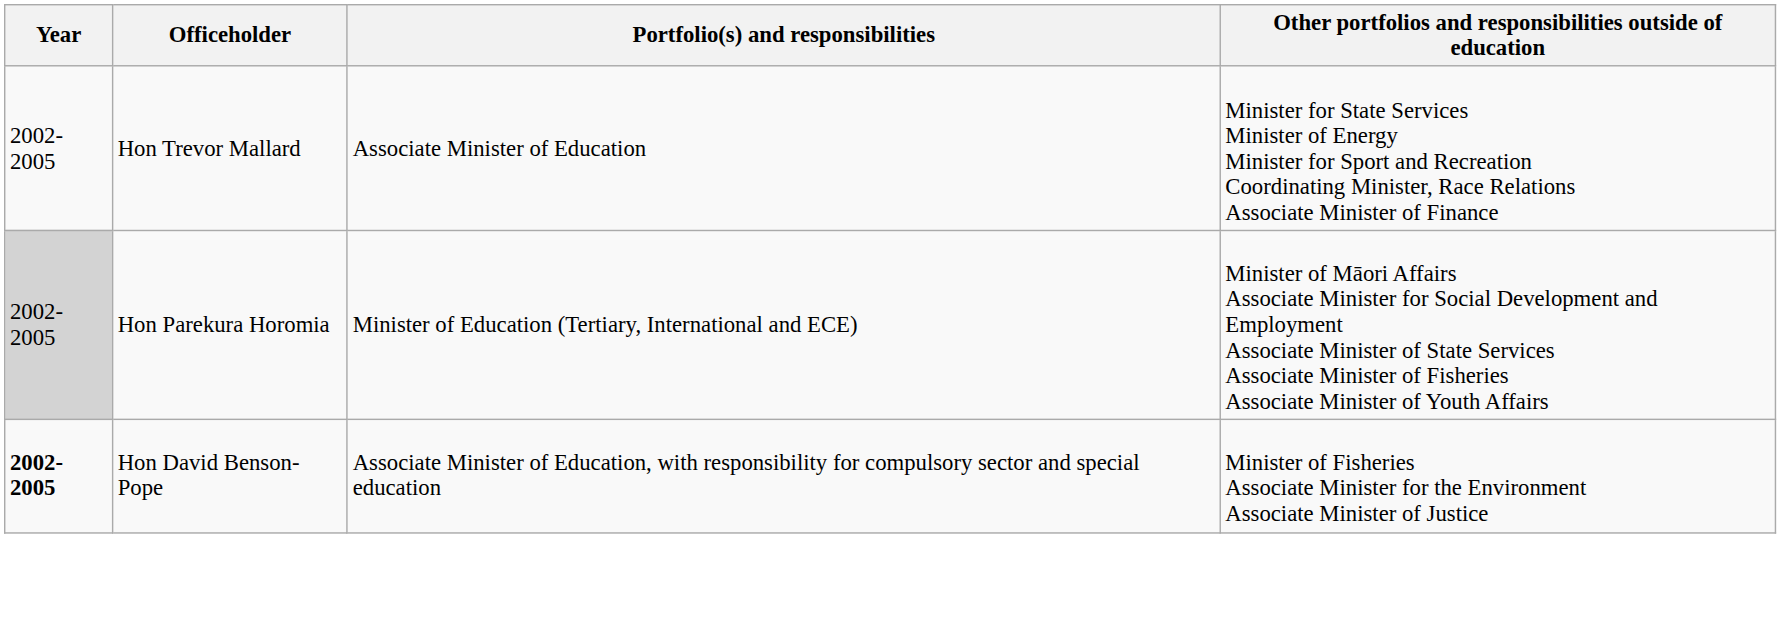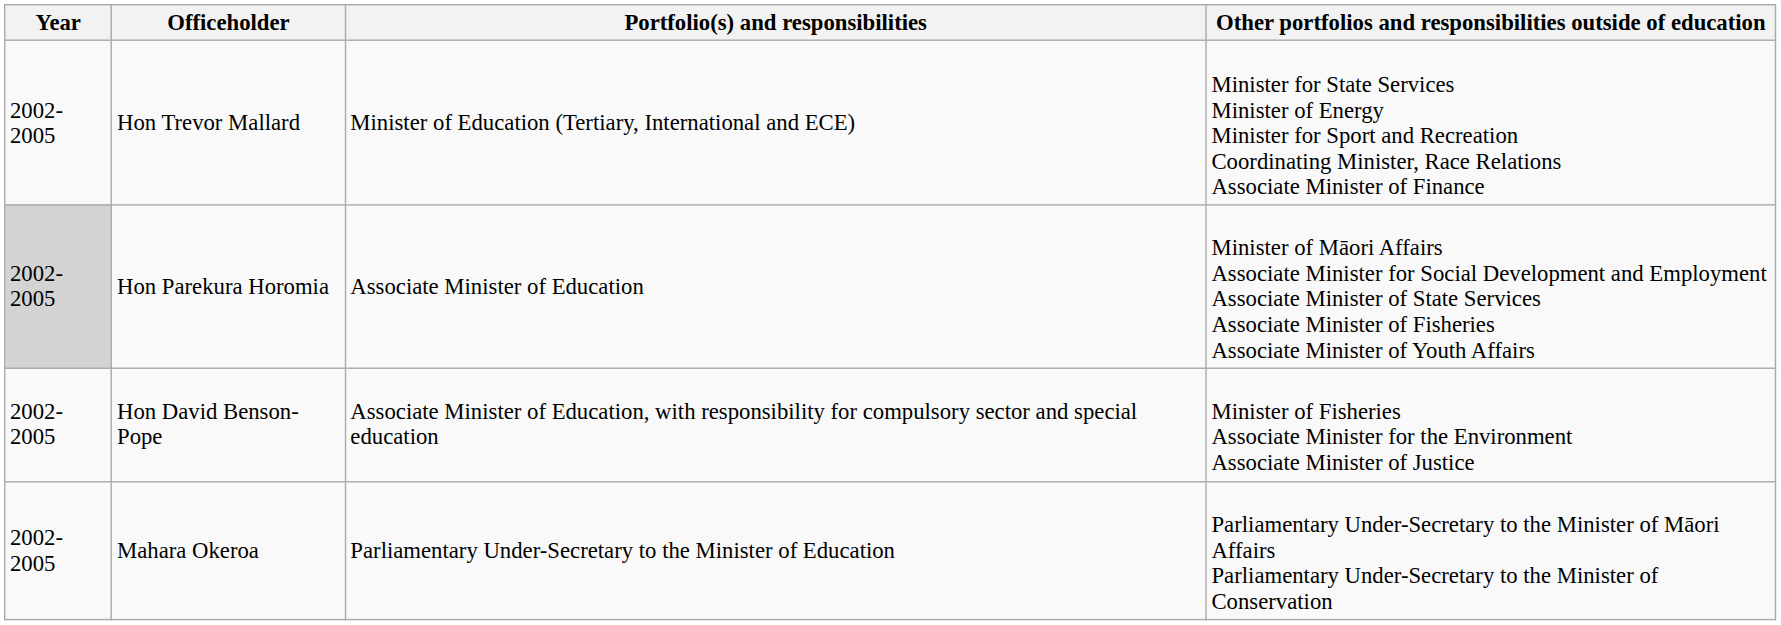(499, 148) Associate Minister of Education -> (603, 122) Minister of Education (Tertiary, International and ECE)
(605, 324) Minister of Education (Tertiary, International and ECE) -> (497, 286) Associate Minister of Education
(36, 475) bold -> (36, 424) normal
+ row: (188, 550)
